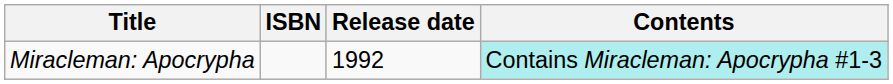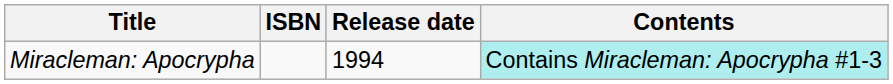(358, 60) 1992 -> (358, 60) 1994
